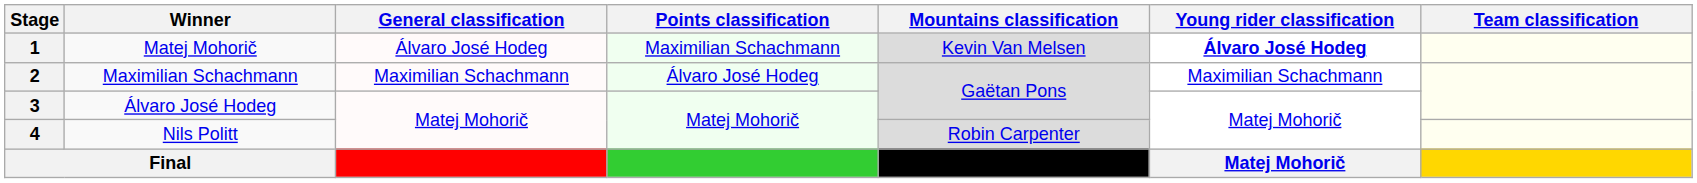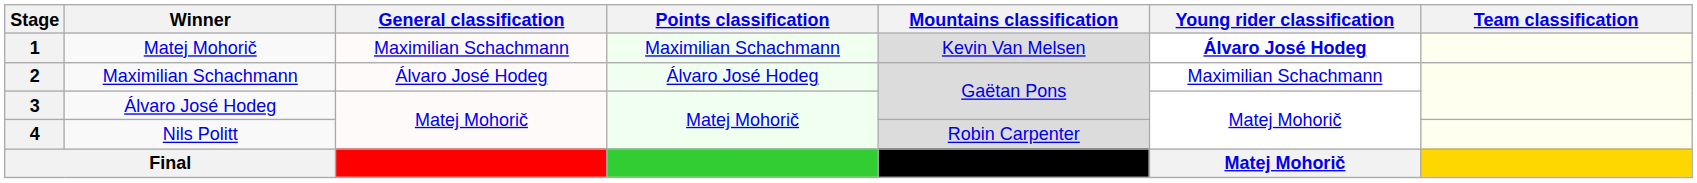(471, 48) Álvaro José Hodeg -> (471, 48) Maximilian Schachmann
(471, 77) Maximilian Schachmann -> (471, 77) Álvaro José Hodeg
